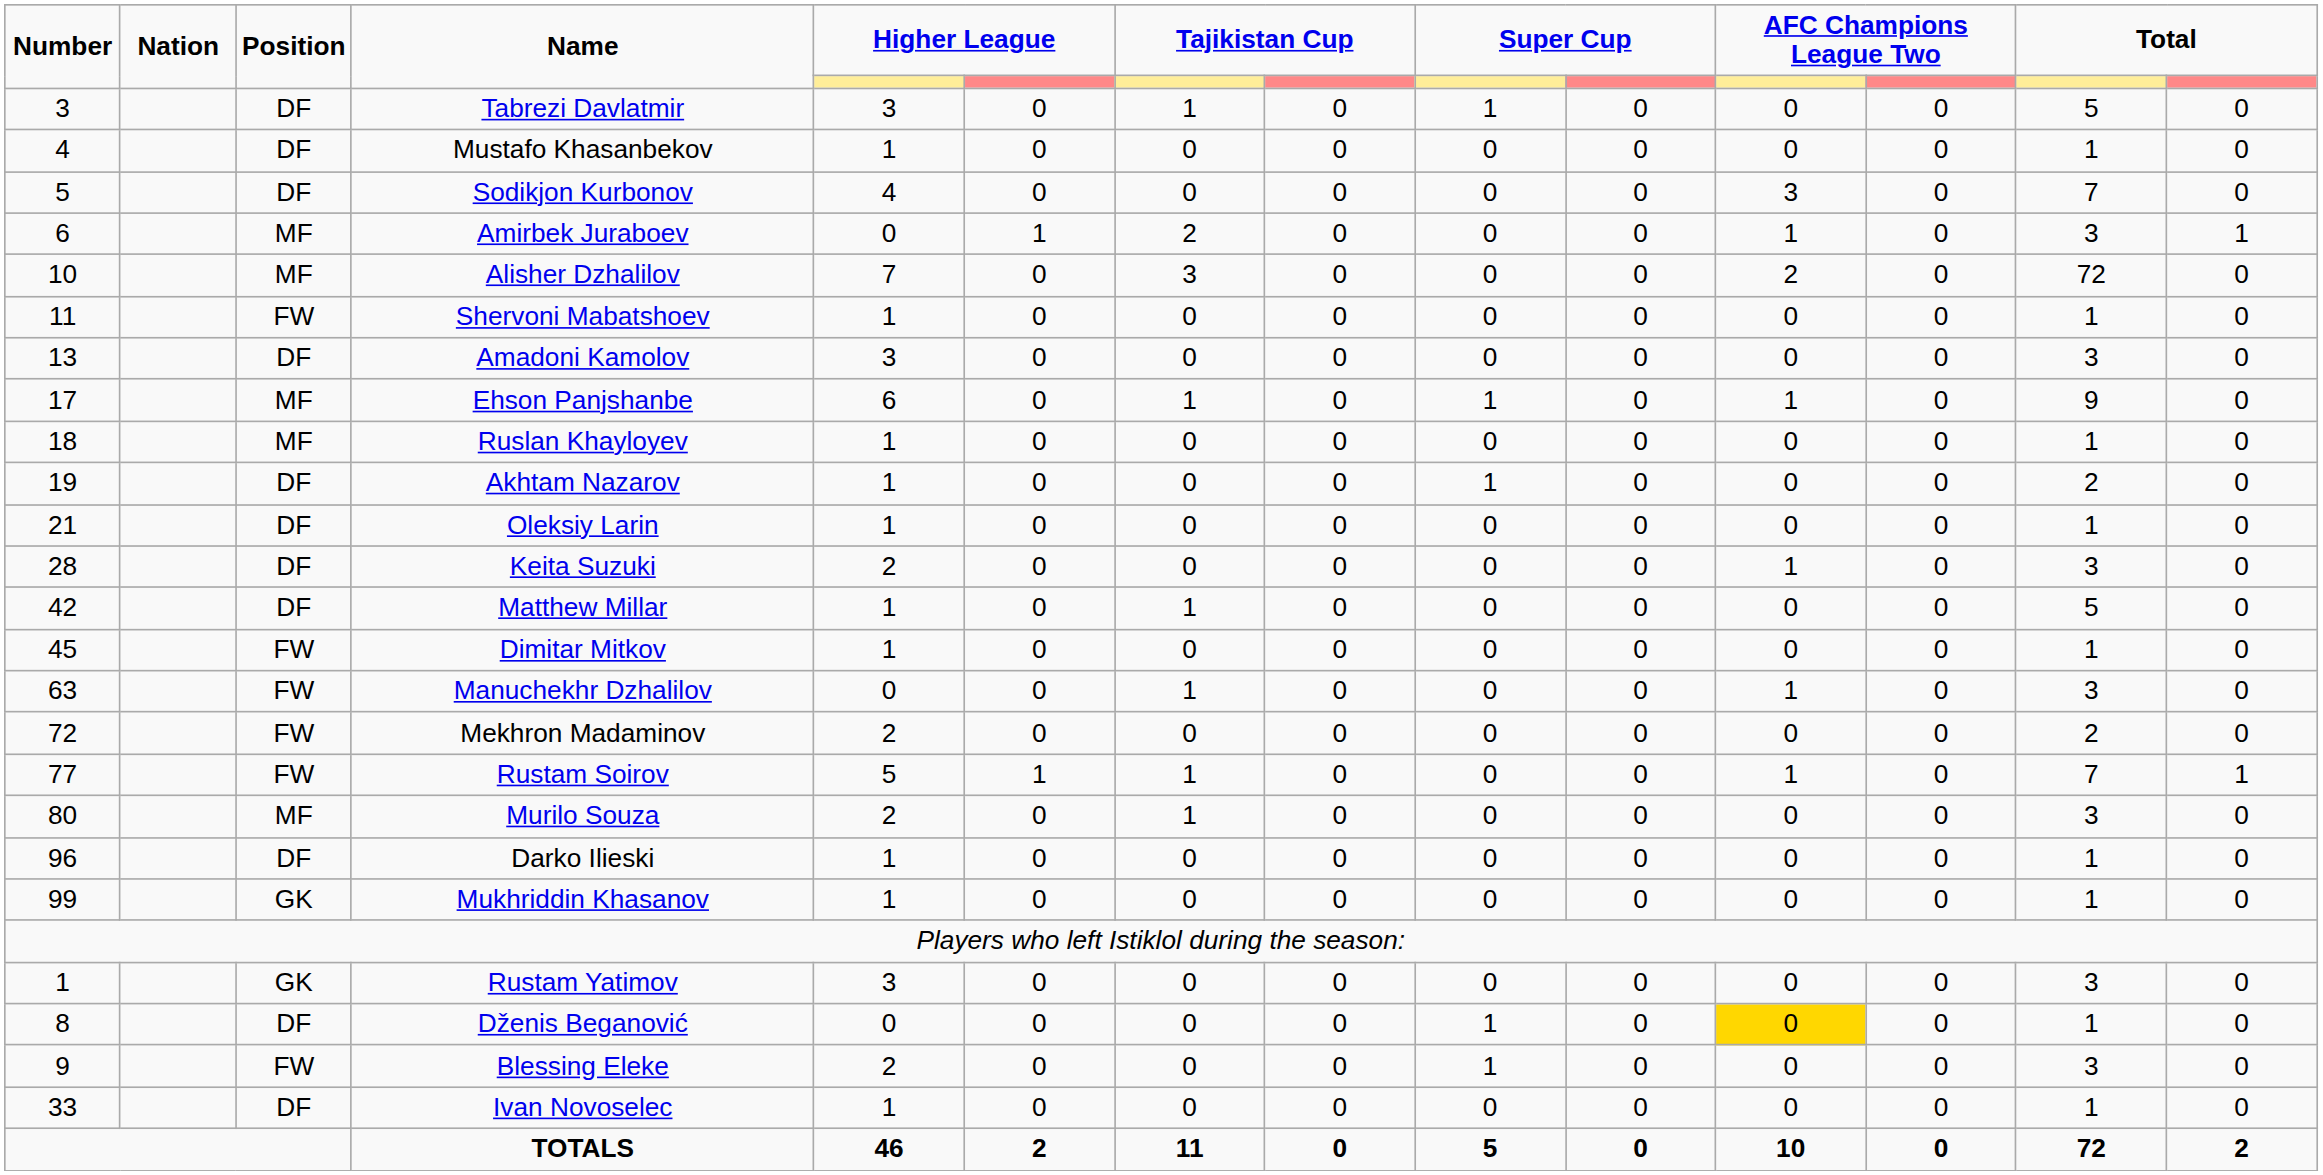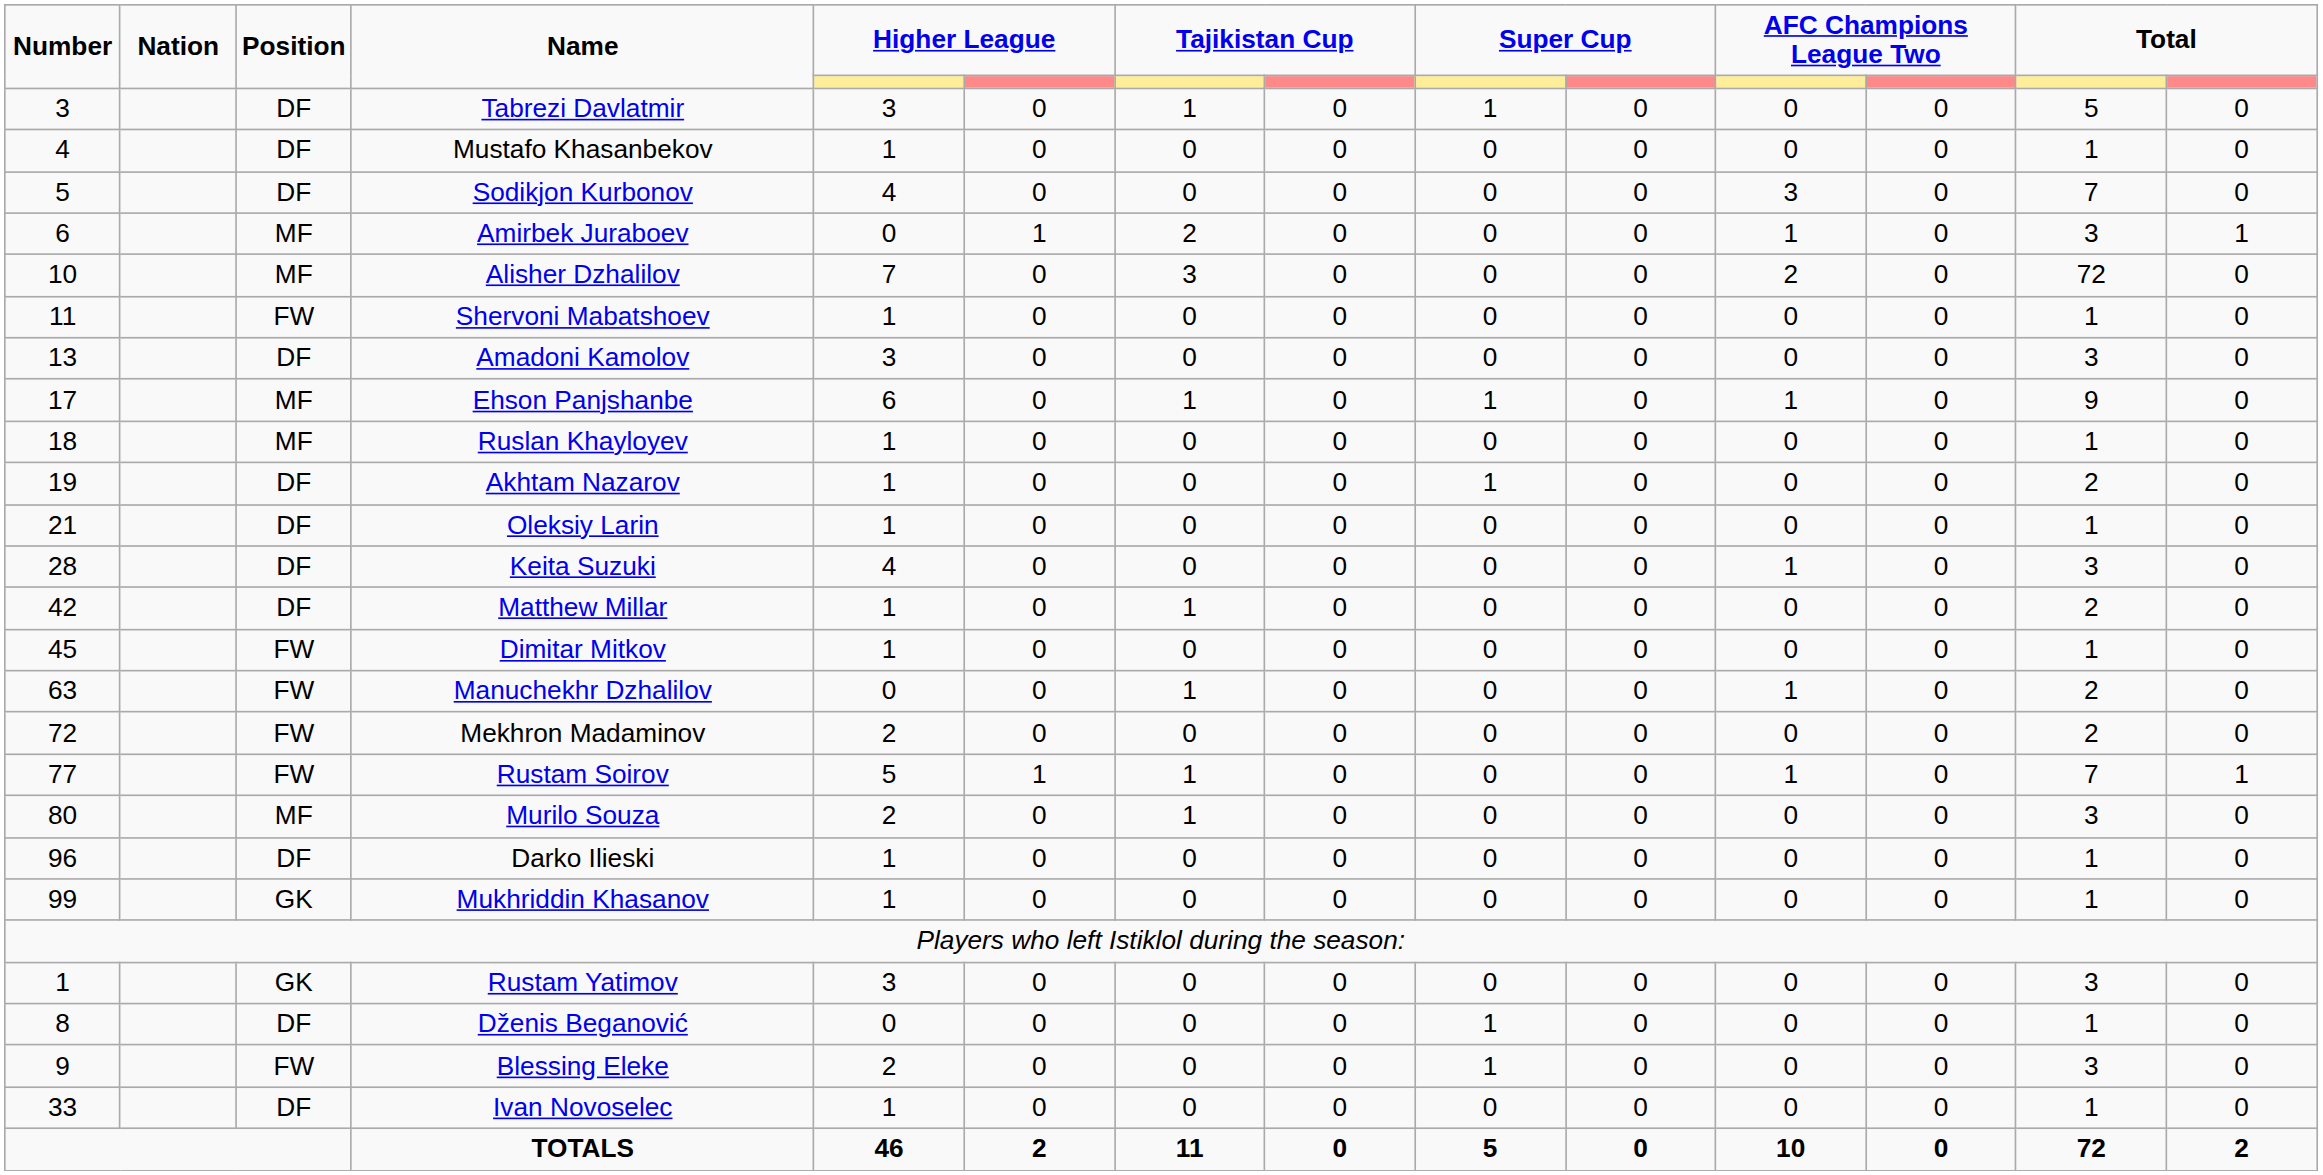(889, 566) 2 -> (889, 566) 4
(2091, 607) 5 -> (2091, 607) 2
(2091, 691) 3 -> (2091, 691) 2
(1791, 1024) gold background -> (1791, 1024) no background
